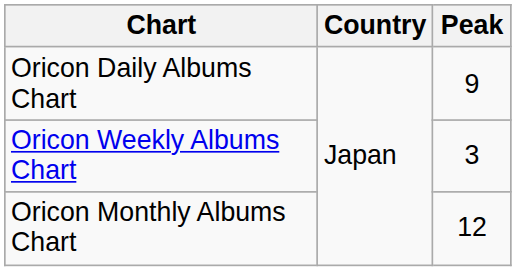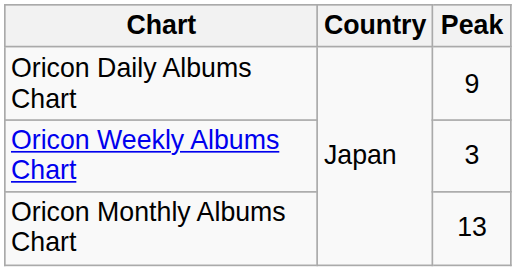(472, 227) 12 -> (472, 227) 13
